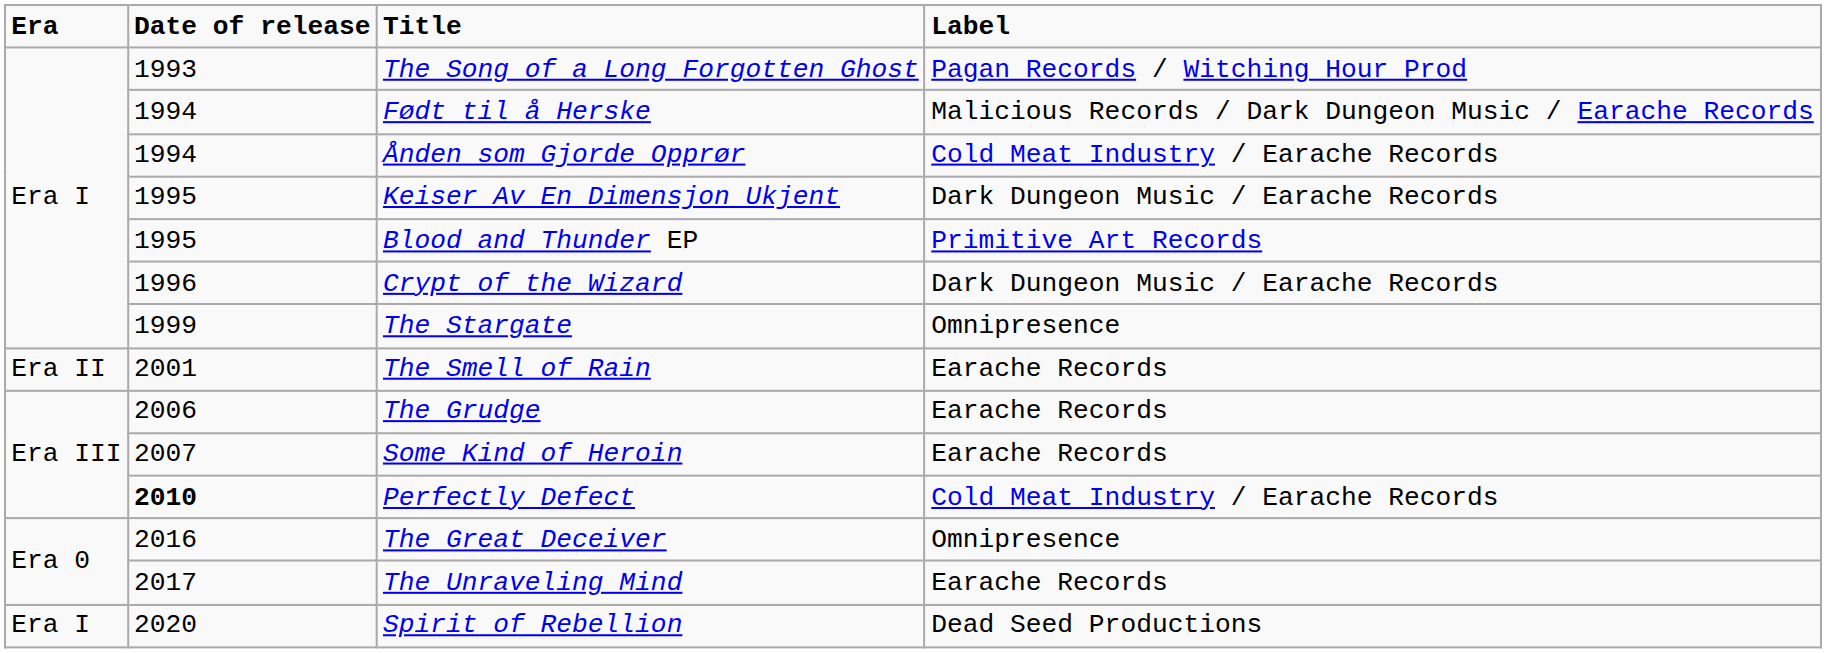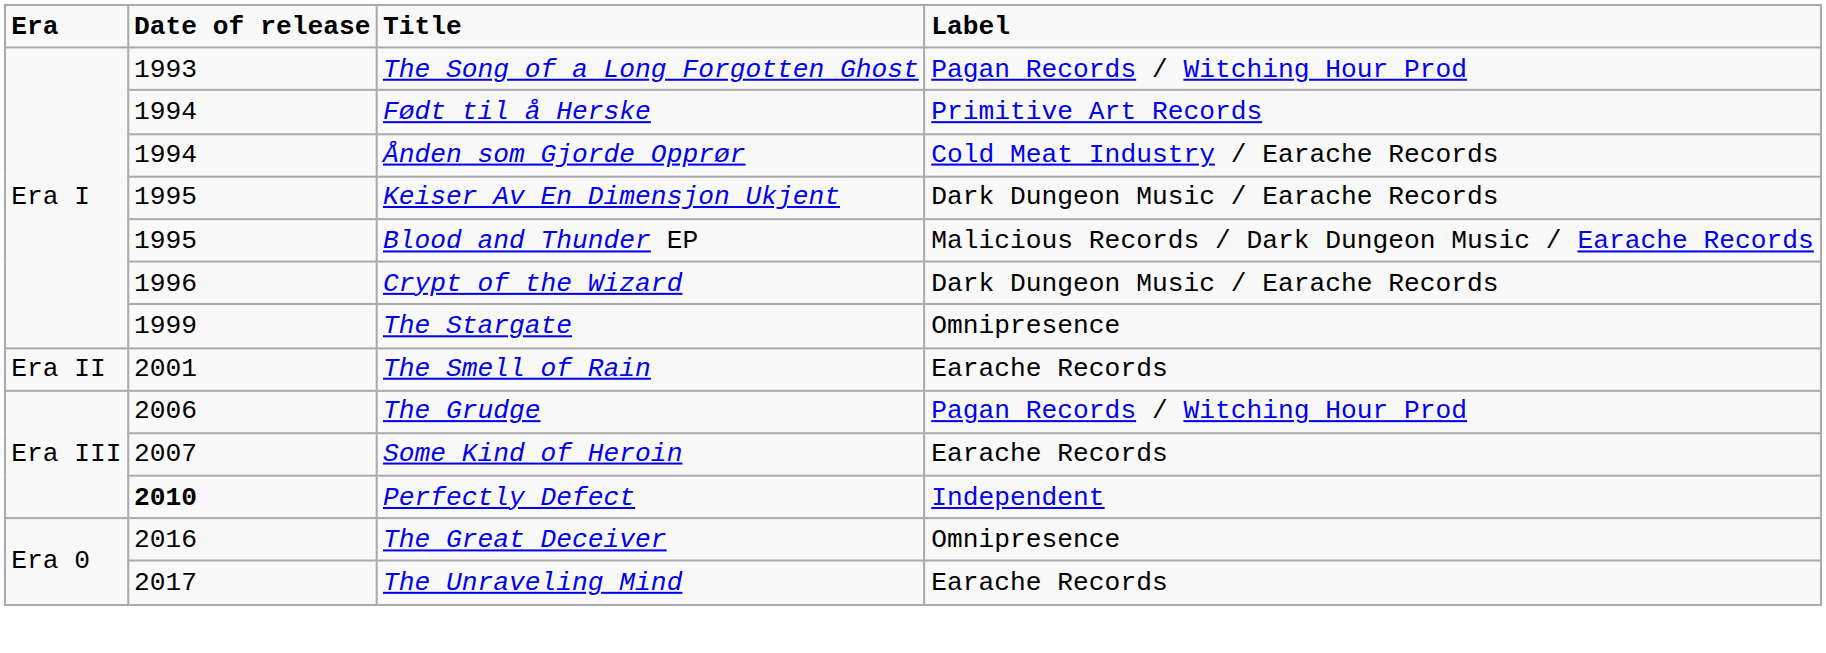(1373, 112) Malicious Records / Dark Dungeon Music / Earache Records -> (1097, 112) Primitive Art Records
(1097, 240) Primitive Art Records -> (1373, 240) Malicious Records / Dark Dungeon Music / Earache Records
(1049, 412) Earache Records -> (1199, 412) Pagan Records / Witching Hour Prod
(1215, 497) Cold Meat Industry / Earache Records -> (1018, 497) Independent
- row: (533, 626)
